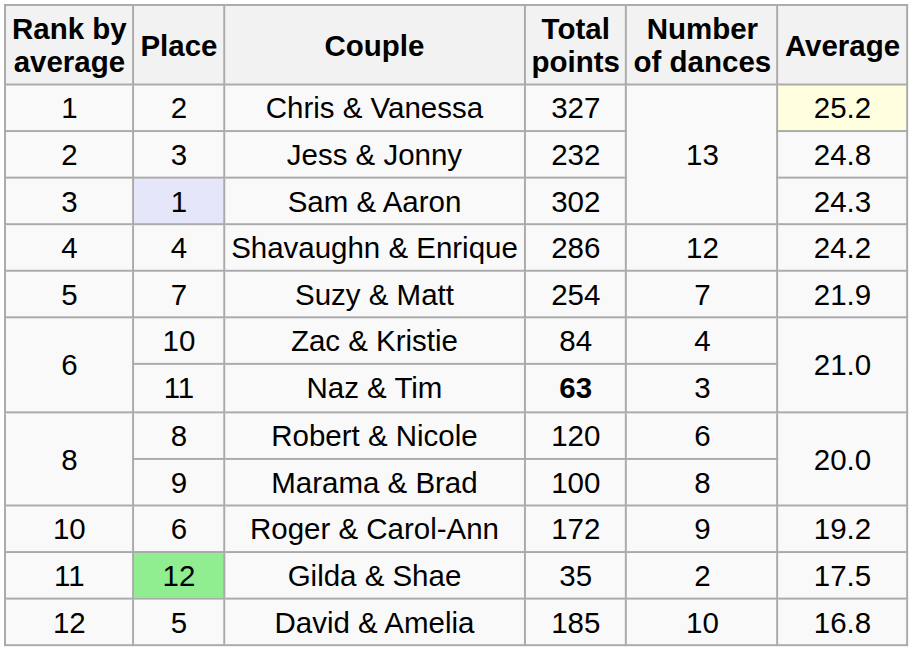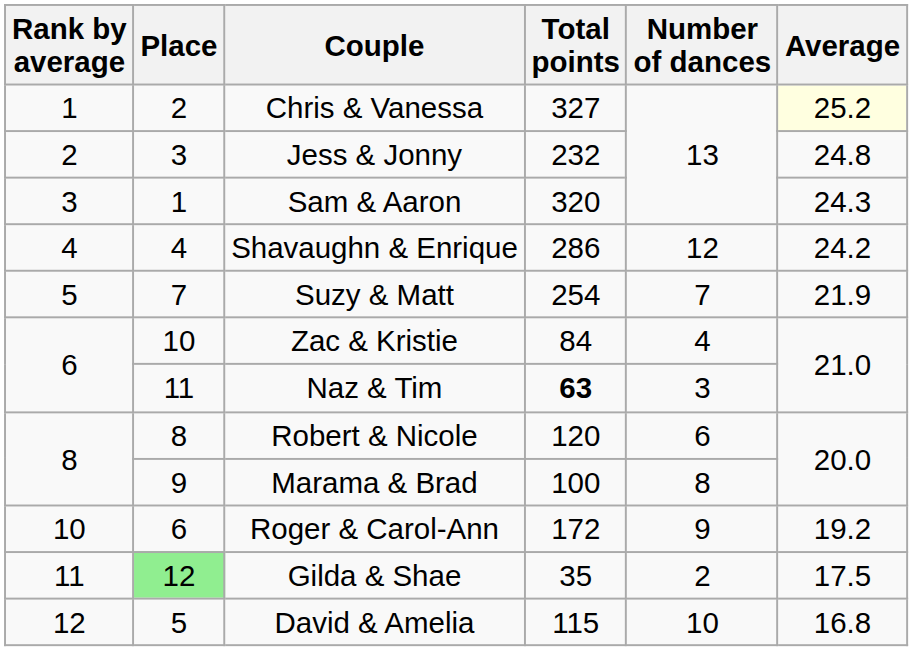(179, 201) lavender background -> (179, 201) no background
(576, 201) 302 -> (576, 201) 320
(576, 621) 185 -> (576, 621) 115
